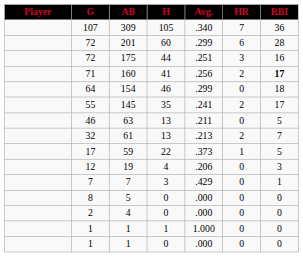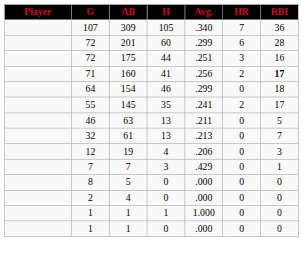(242, 136) 2 -> (242, 136) 0
- row: (128, 151)
